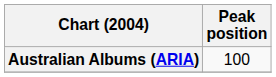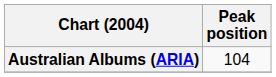(237, 59) 100 -> (237, 59) 104
